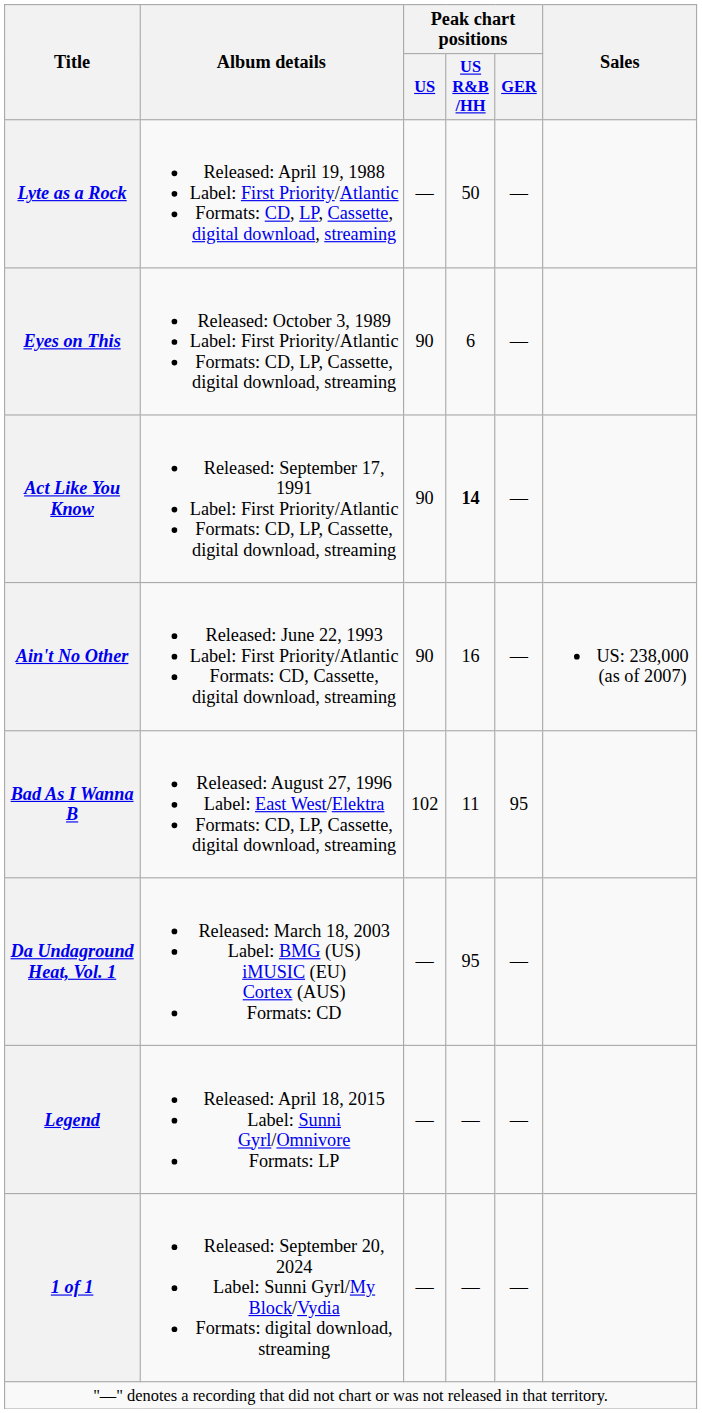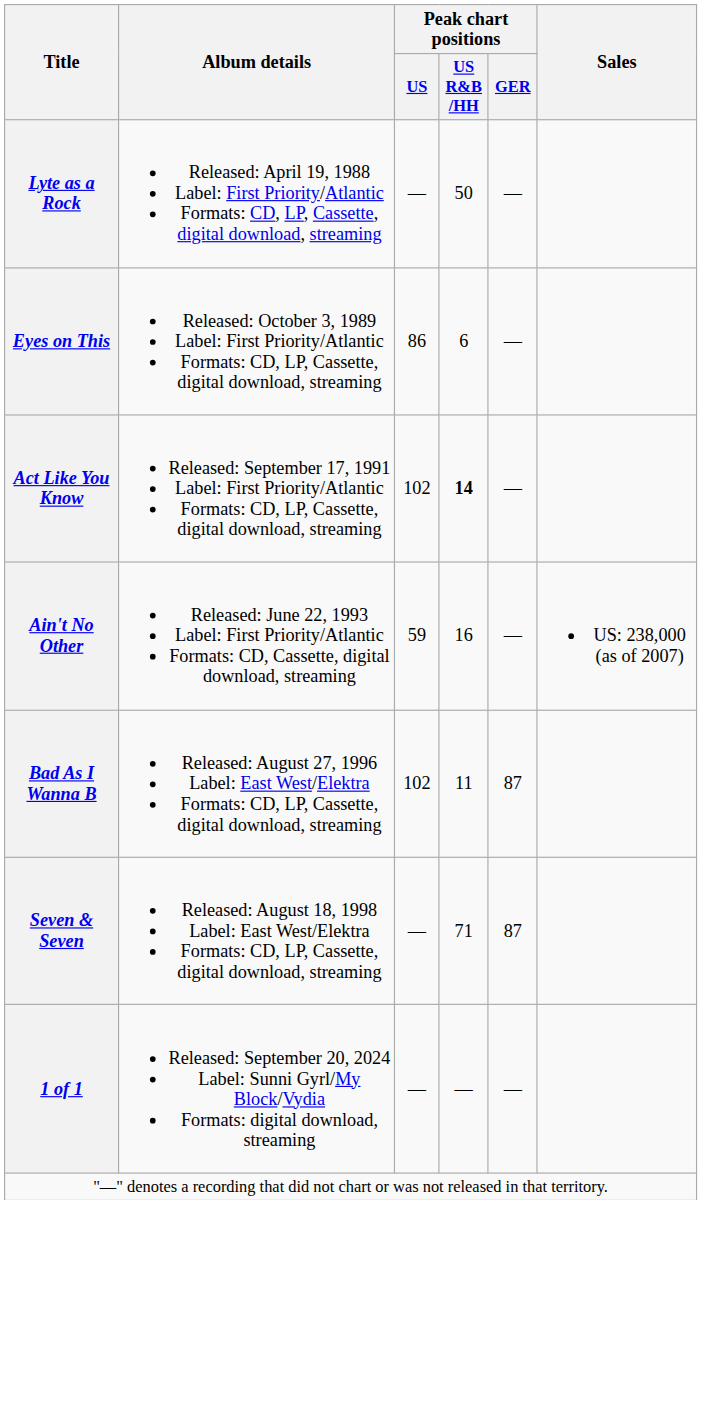(425, 341) 90 -> (417, 341) 86
(425, 498) 90 -> (417, 488) 102
(425, 656) 90 -> (417, 635) 59
(519, 803) 95 -> (513, 783) 87
+ row: (62, 930)
- row: (72, 961)
- row: (72, 1119)
